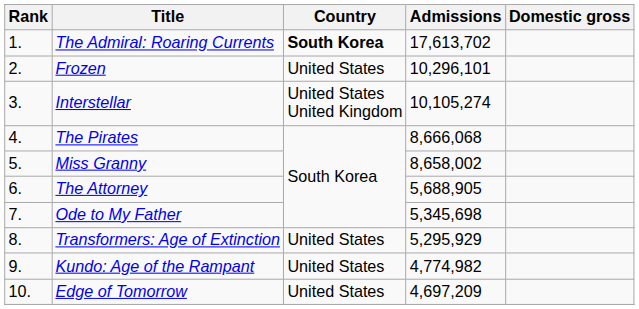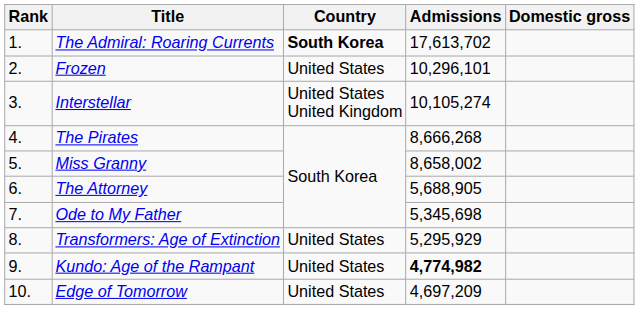(446, 138) 8,666,068 -> (446, 138) 8,666,268
(446, 266) normal -> (446, 266) bold
